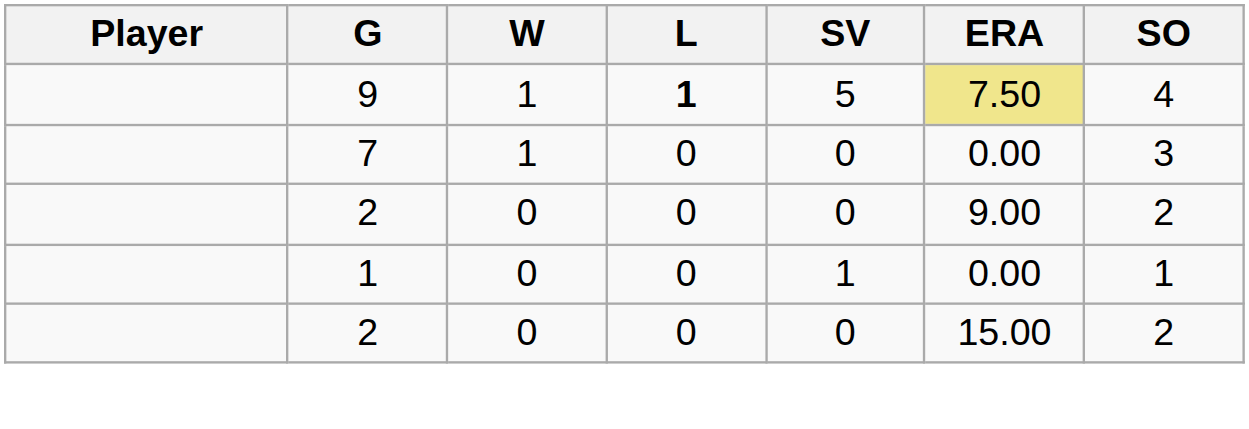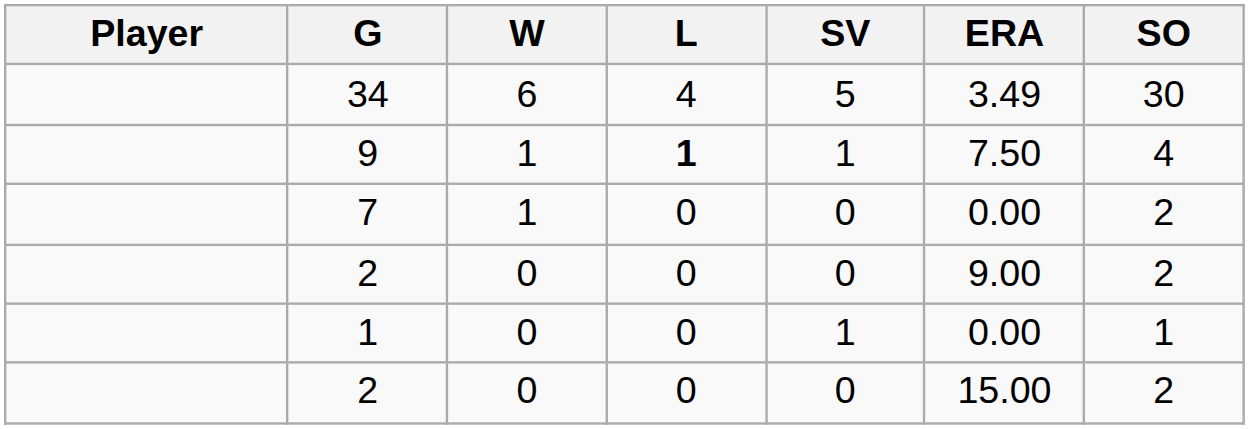+ row: (368, 93)
(845, 93) 5 -> (845, 153) 1
(1004, 93) khaki background -> (1004, 153) no background
(1164, 153) 3 -> (1164, 213) 2
